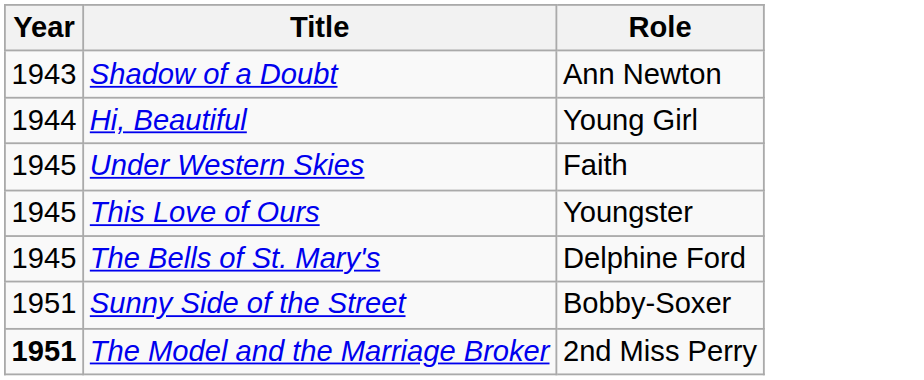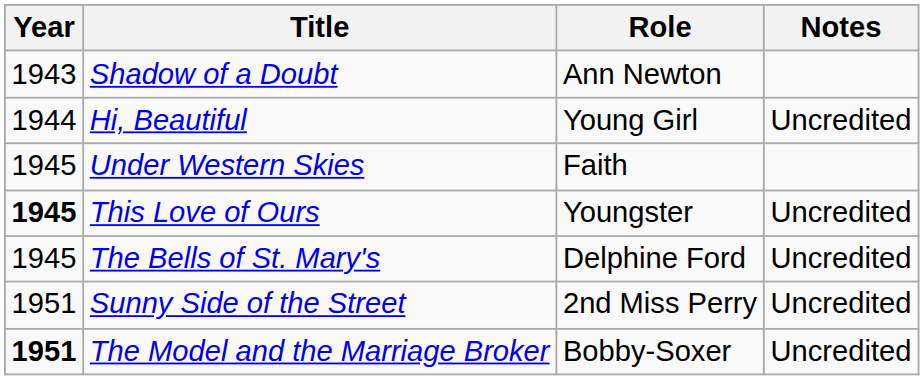+ column: (841, 27)
(44, 212) normal -> (44, 212) bold
(647, 304) Bobby-Soxer -> (660, 304) 2nd Miss Perry
(660, 350) 2nd Miss Perry -> (647, 350) Bobby-Soxer
